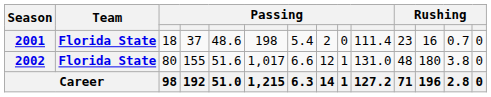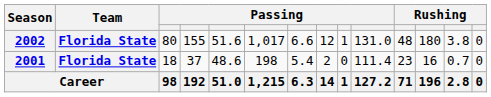rows swapped: (30, 41) <-> (30, 61)
